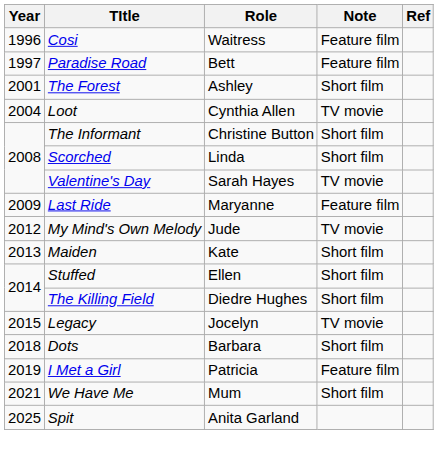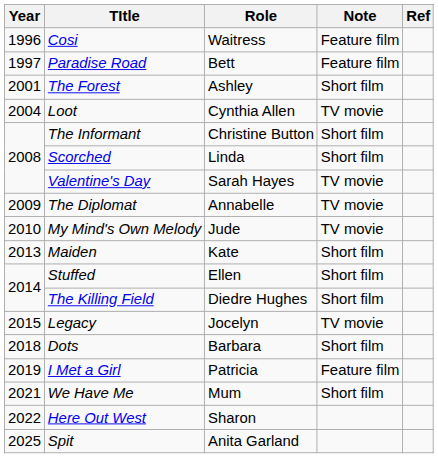- row: (79, 205)
+ row: (92, 205)
(24, 228) 2012 -> (24, 228) 2010
+ row: (97, 417)
